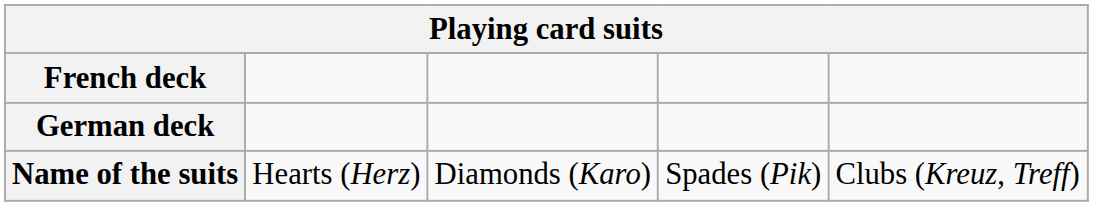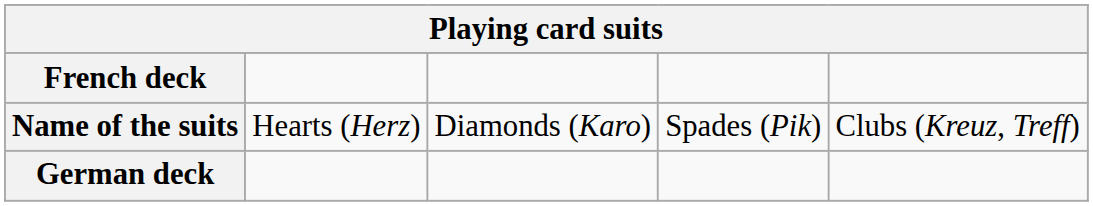rows swapped: (125, 126) <-> (125, 175)
